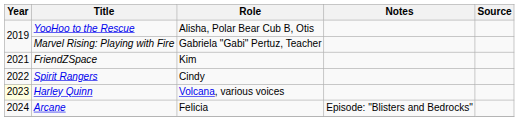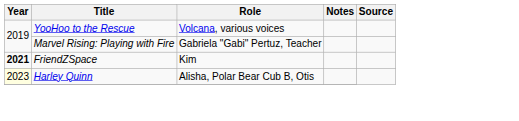(246, 28) Alisha, Polar Bear Cub B, Otis -> (232, 28) Volcana, various voices
(18, 60) normal -> (18, 60) bold
- row: (66, 76)
(232, 92) Volcana, various voices -> (246, 76) Alisha, Polar Bear Cub B, Otis
- row: (50, 108)
